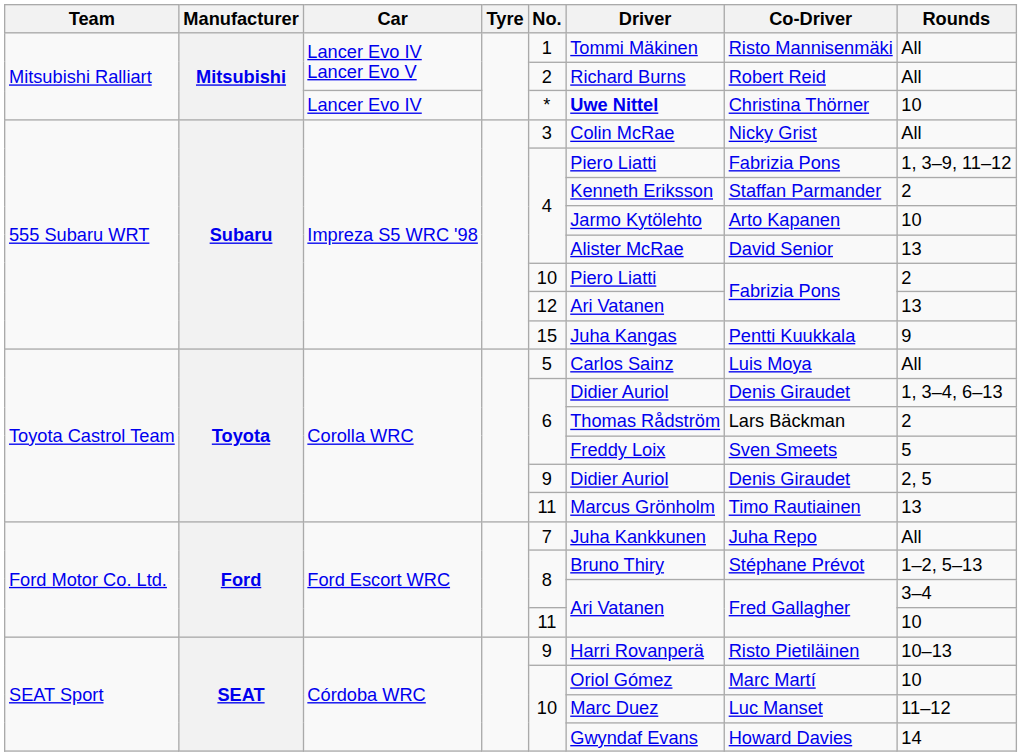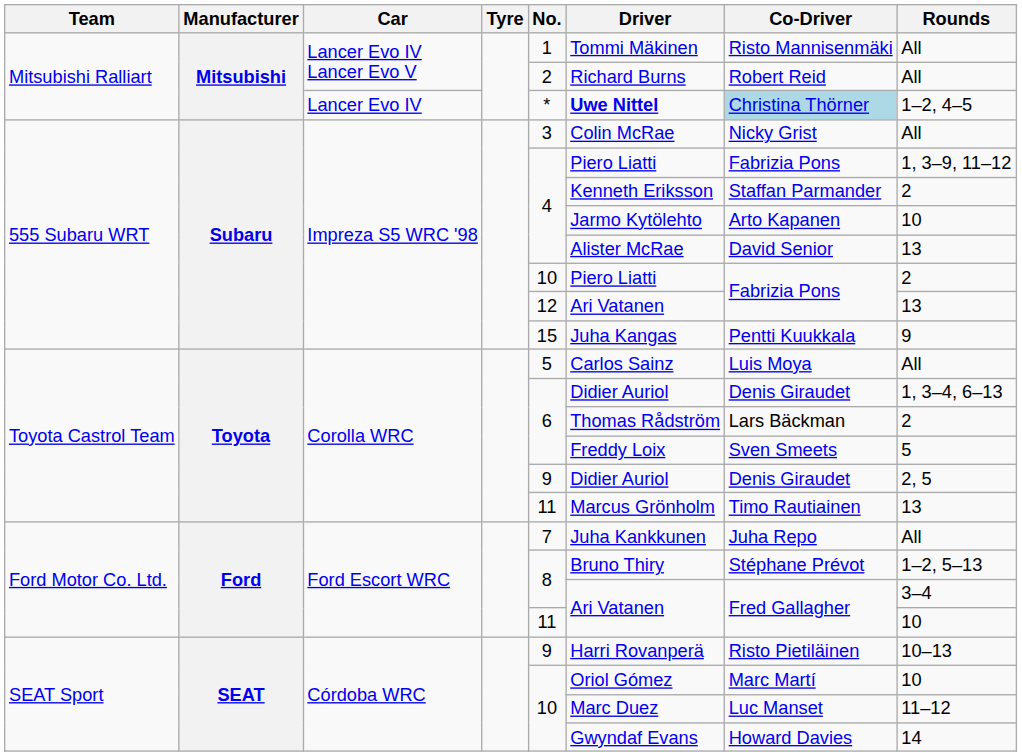(799, 105) no background -> (799, 105) lightblue background
(911, 105) 10 -> (937, 105) 1–2, 4–5
